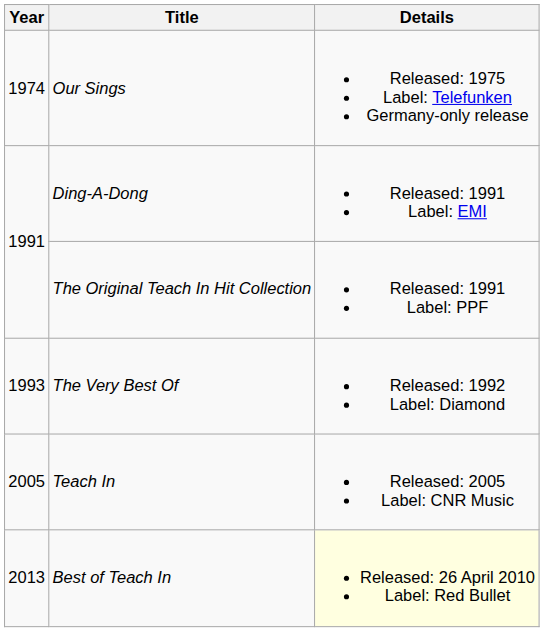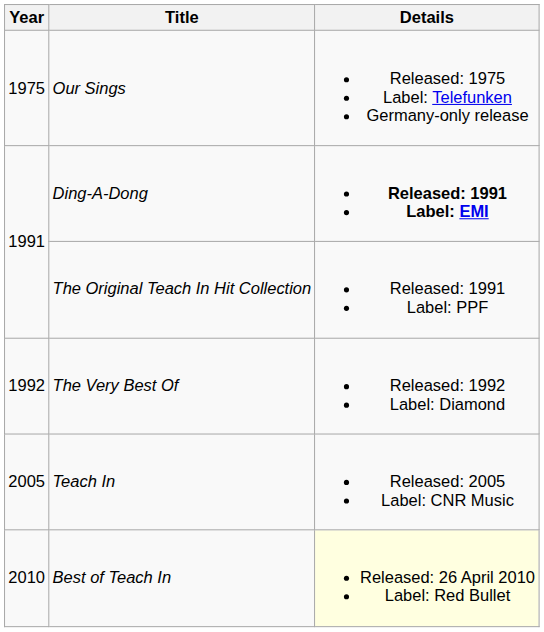(27, 87) 1974 -> (27, 87) 1975
(427, 203) normal -> (427, 203) bold
(27, 385) 1993 -> (27, 385) 1992
(27, 578) 2013 -> (27, 578) 2010
